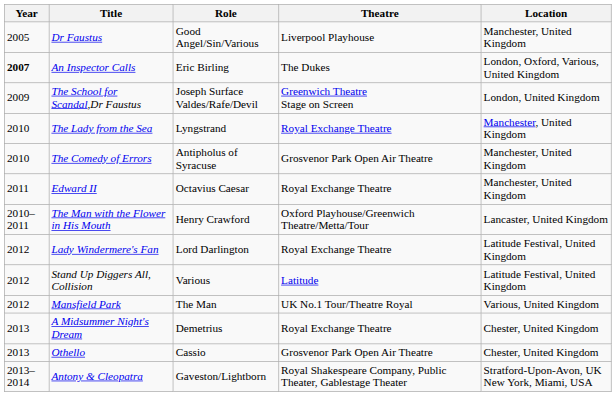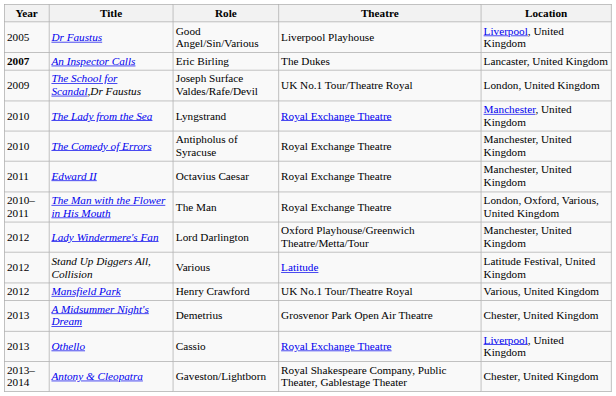(528, 37) Manchester, United Kingdom -> (524, 37) Liverpool, United Kingdom
(541, 67) London, Oxford, Various, United Kingdom -> (546, 61) Lancaster, United Kingdom
(324, 98) Greenwich Theatre Stage on Screen -> (347, 85) UK No.1 Tour/Theatre Royal
(357, 158) Grosvenor Park Open Air Theatre -> (336, 146) Royal Exchange Theatre
(213, 219) Henry Crawford -> (196, 207) The Man
(348, 219) Oxford Playhouse/Greenwich Theatre/Metta/Tour -> (336, 207) Royal Exchange Theatre
(546, 219) Lancaster, United Kingdom -> (541, 207) London, Oxford, Various, United Kingdom
(336, 249) Royal Exchange Theatre -> (348, 237) Oxford Playhouse/Greenwich Theatre/Metta/Tour
(539, 249) Latitude Festival, United Kingdom -> (528, 237) Manchester, United Kingdom
(196, 304) The Man -> (213, 291) Henry Crawford
(336, 328) Royal Exchange Theatre -> (357, 315) Grosvenor Park Open Air Theatre
(357, 352) Grosvenor Park Open Air Theatre -> (336, 346) Royal Exchange Theatre
(541, 352) Chester, United Kingdom -> (524, 346) Liverpool, United Kingdom
(543, 376) Stratford-Upon-Avon, UK New York, Miami, USA -> (541, 376) Chester, United Kingdom
